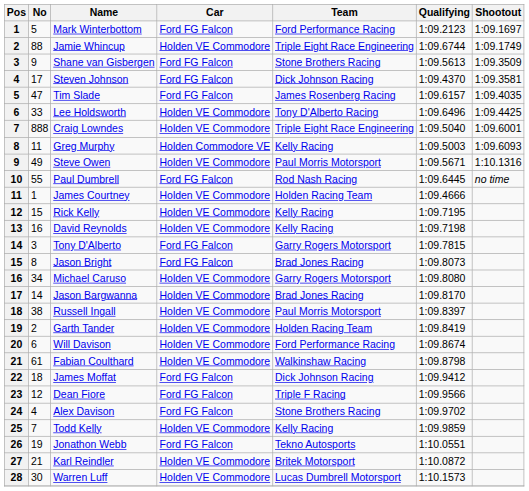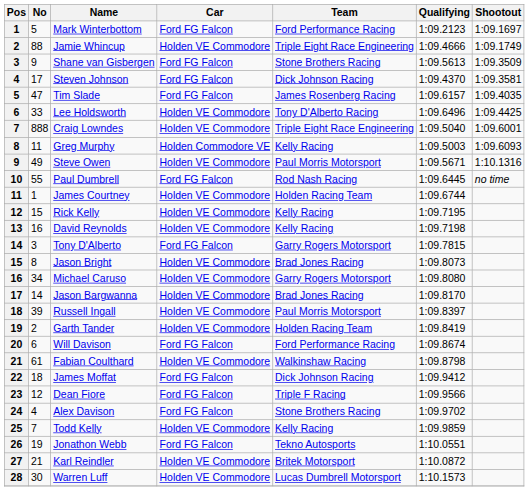(442, 46) 1:09.6744 -> (442, 46) 1:09.4666
(442, 195) 1:09.4666 -> (442, 195) 1:09.6744
(196, 262) Ford FG Falcon -> (215, 262) Holden VE Commodore
(37, 312) 38 -> (37, 312) 39
(215, 345) Holden VE Commodore -> (196, 345) Ford FG Falcon
